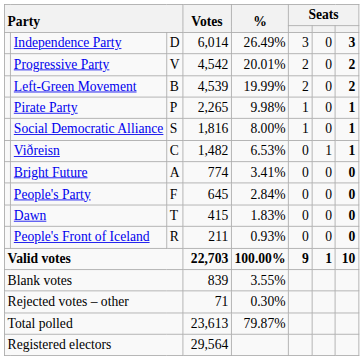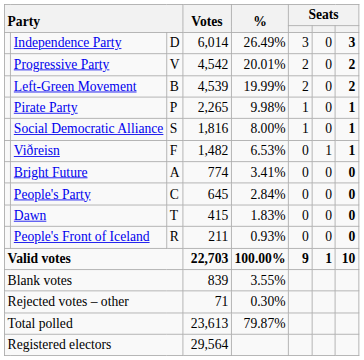(174, 150) C -> (173, 150) F
(173, 194) F -> (174, 194) C
